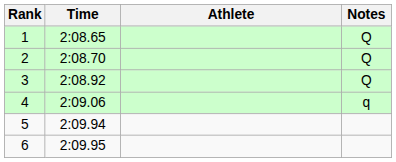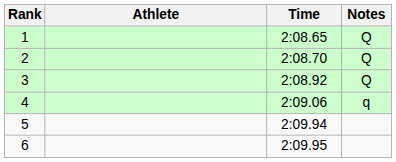columns swapped: (231, 15) <-> (83, 15)
